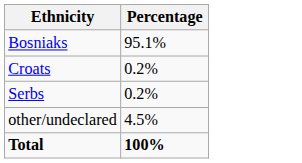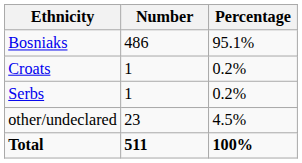+ column: (165, 17)
